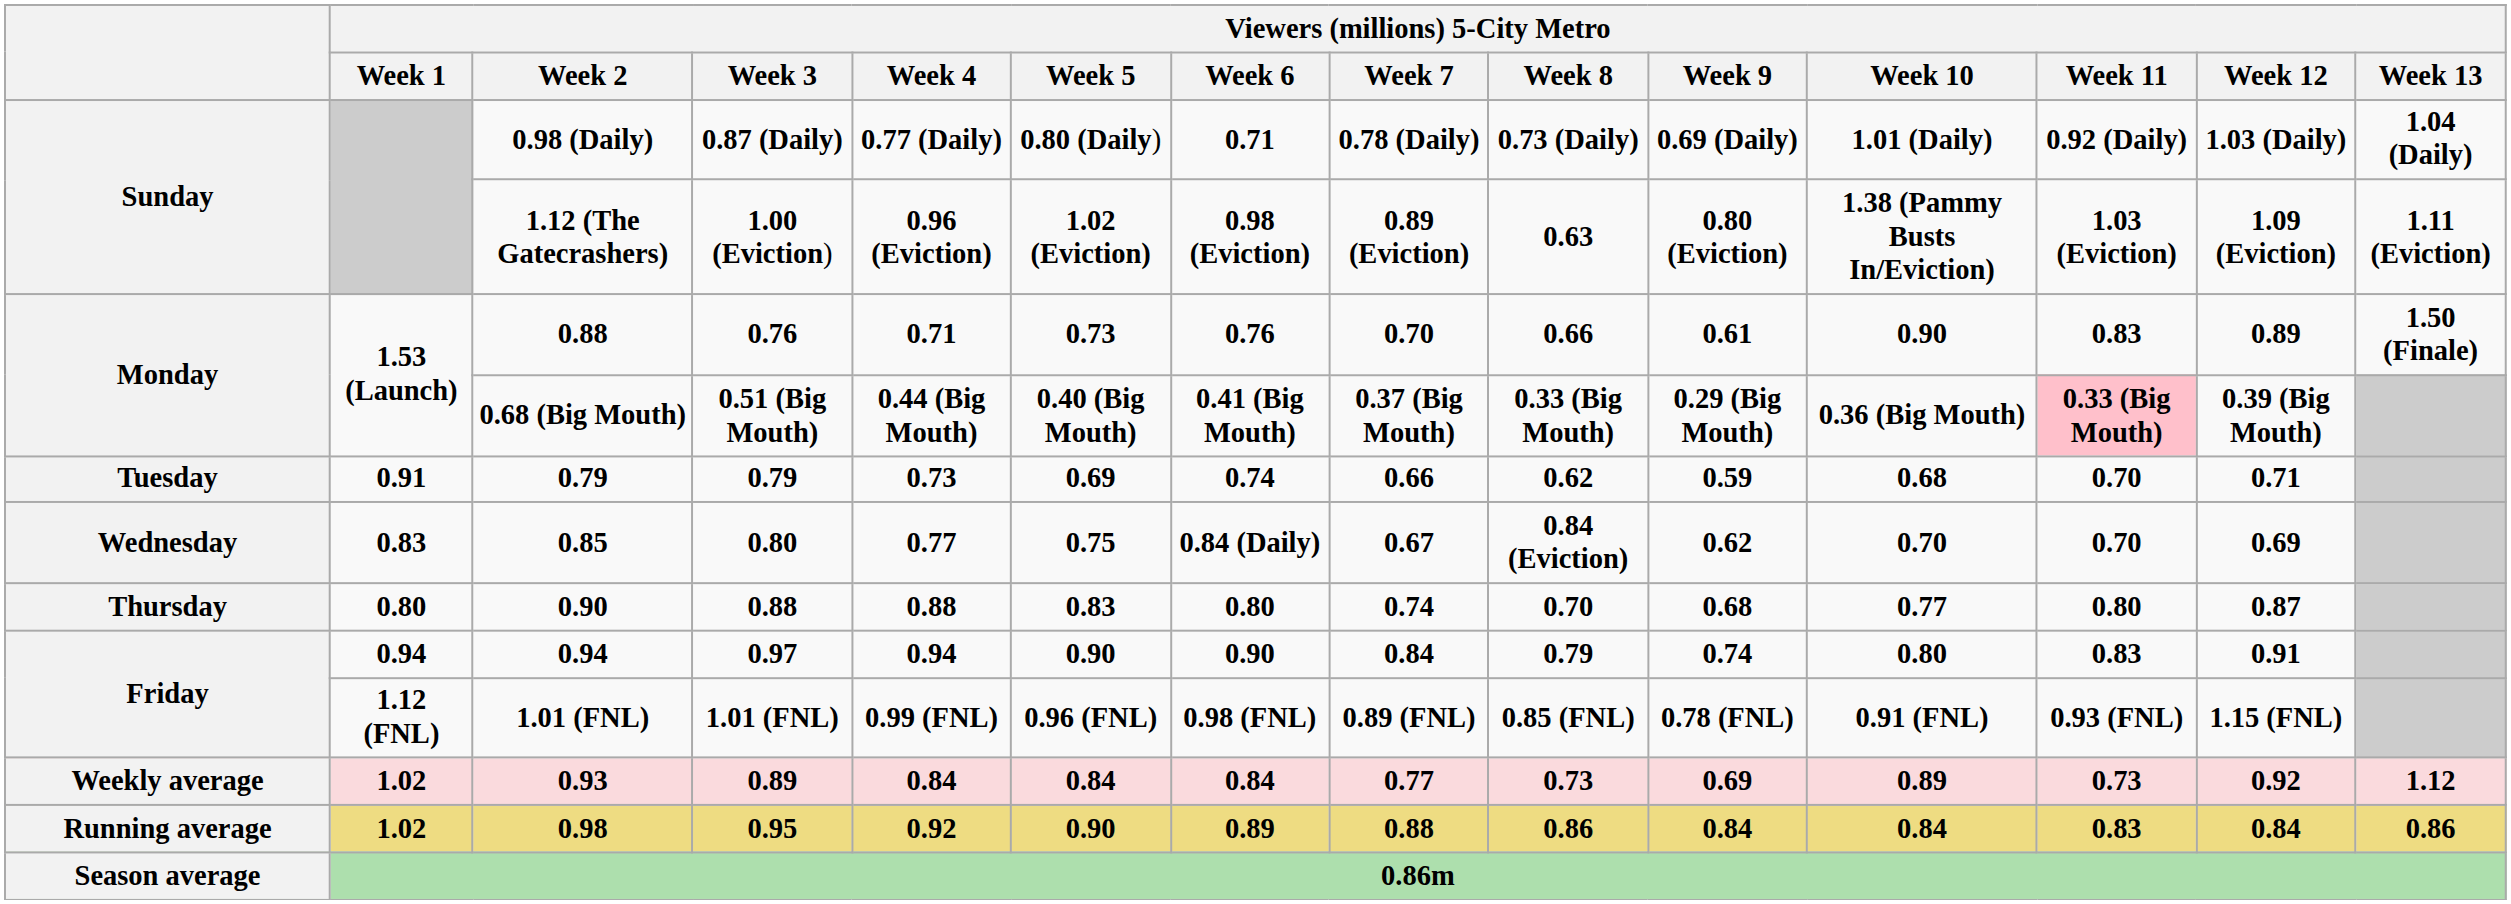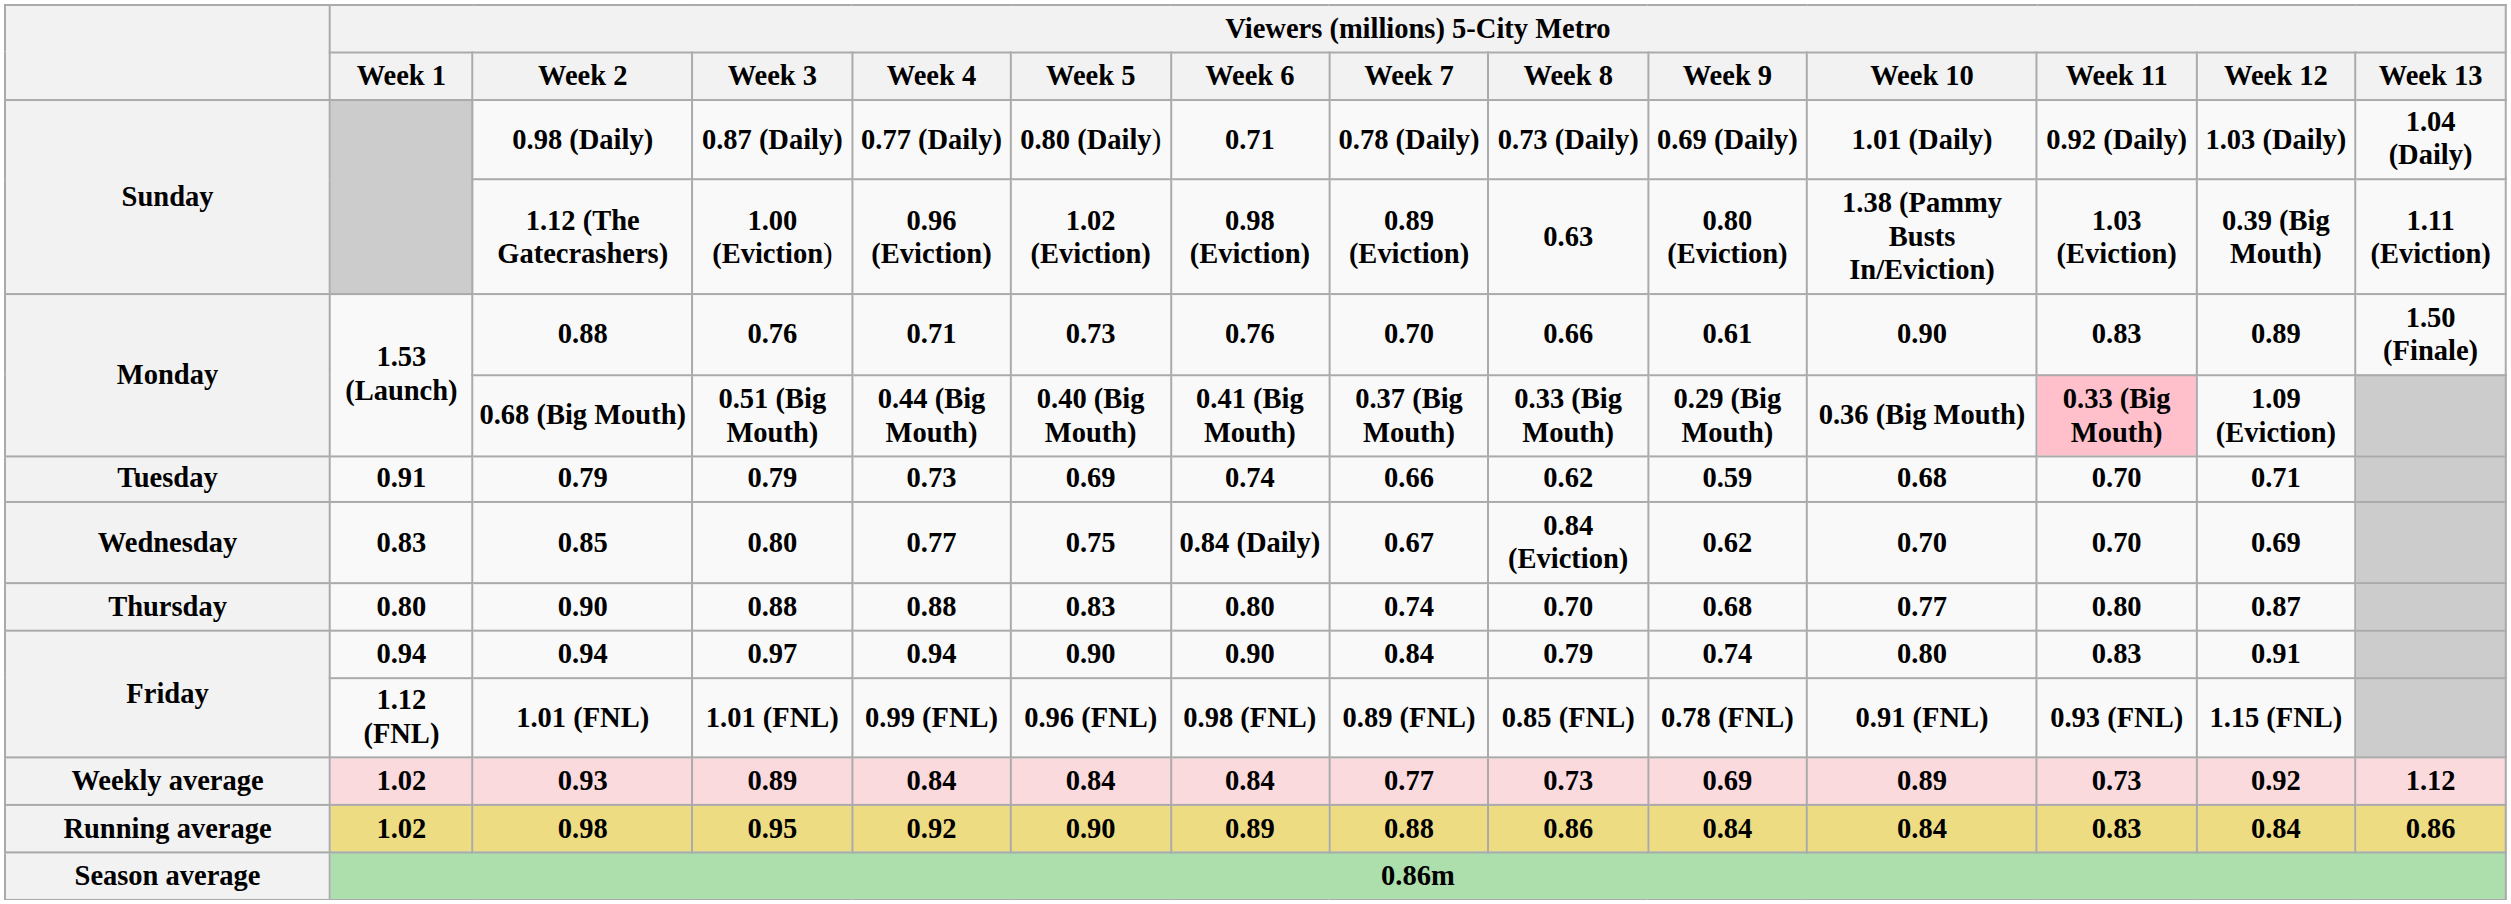(2276, 236) 1.09 (Eviction) -> (2276, 236) 0.39 (Big Mouth)
(2276, 414) 0.39 (Big Mouth) -> (2276, 414) 1.09 (Eviction)
